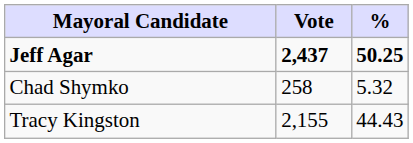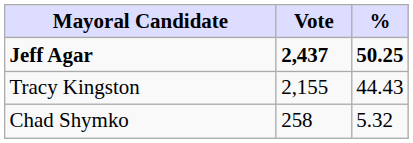rows swapped: (75, 120) <-> (69, 87)
